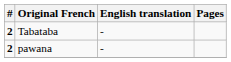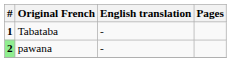(10, 31) 2 -> (10, 31) 1
(10, 48) no background -> (10, 48) lightgreen background
